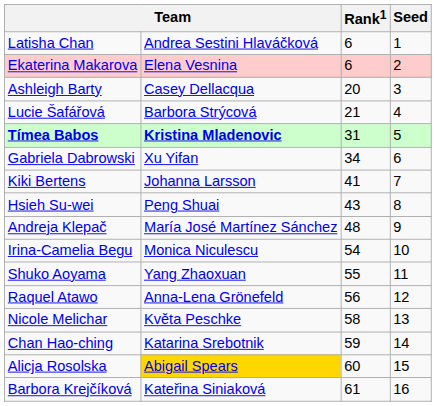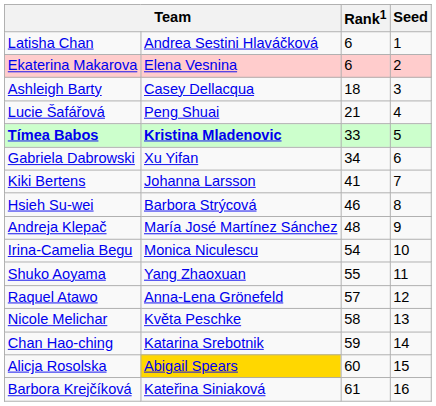(352, 89) 20 -> (352, 89) 18
(200, 112) Barbora Strýcová -> (182, 112) Peng Shuai
(352, 135) 31 -> (352, 135) 33
(182, 204) Peng Shuai -> (200, 204) Barbora Strýcová
(352, 204) 43 -> (352, 204) 46
(352, 297) 56 -> (352, 297) 57
